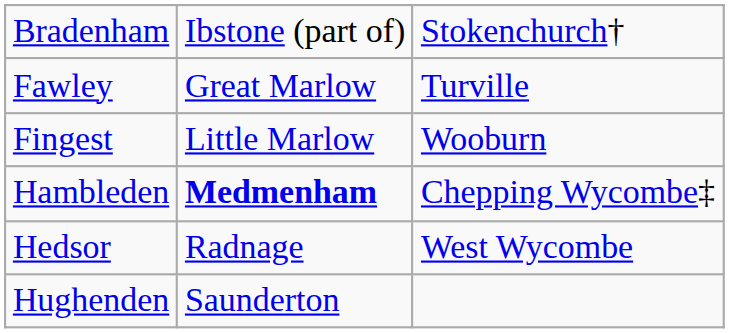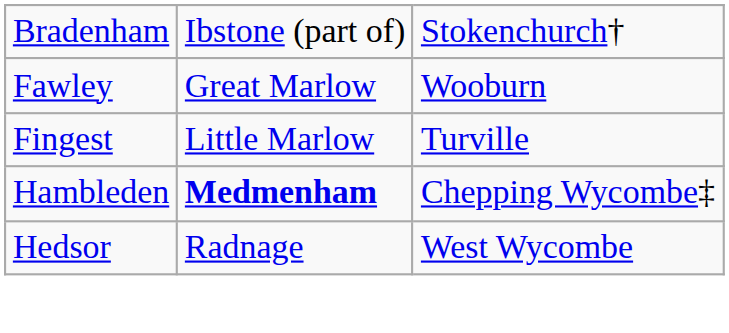(475, 85) Turville -> (484, 85) Wooburn
(484, 138) Wooburn -> (475, 138) Turville
- row: (91, 300)
